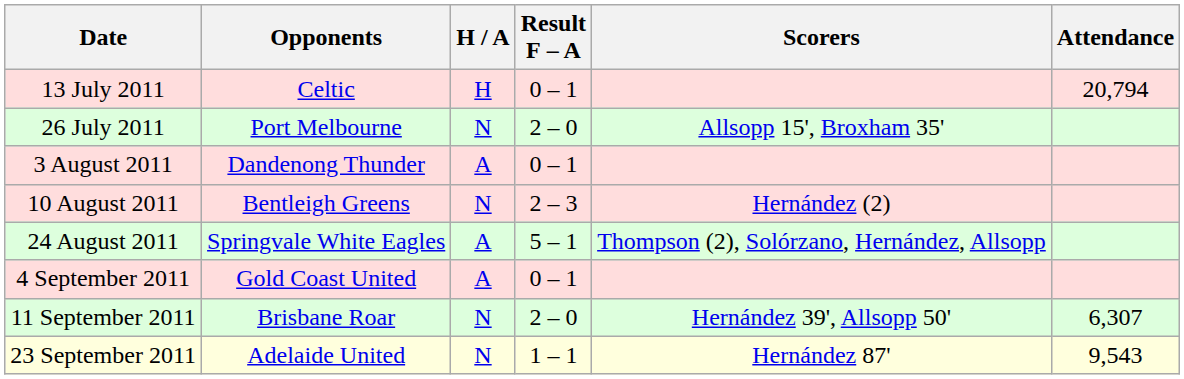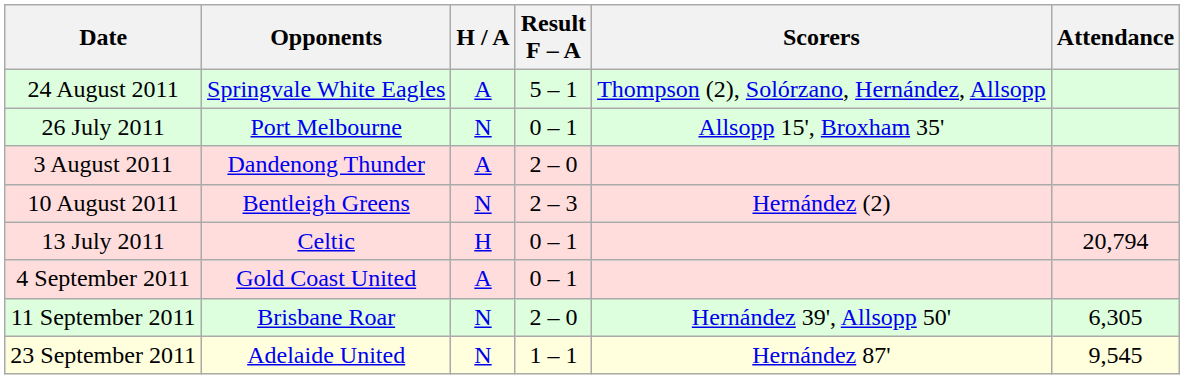rows swapped: (103, 88) <-> (103, 240)
(553, 126) 2 – 0 -> (553, 126) 0 – 1
(553, 164) 0 – 1 -> (553, 164) 2 – 0
(1115, 316) 6,307 -> (1115, 316) 6,305
(1115, 355) 9,543 -> (1115, 355) 9,545
